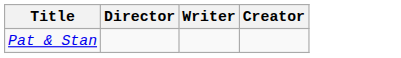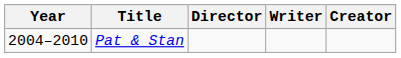+ column: (48, 17)
